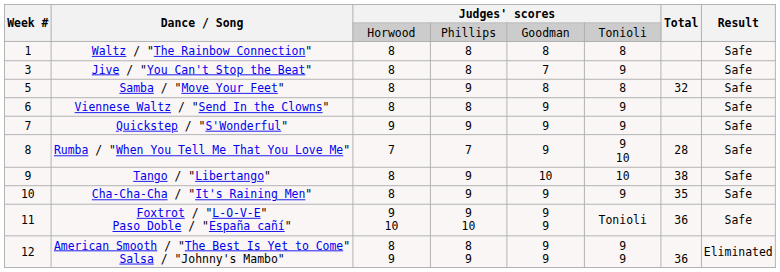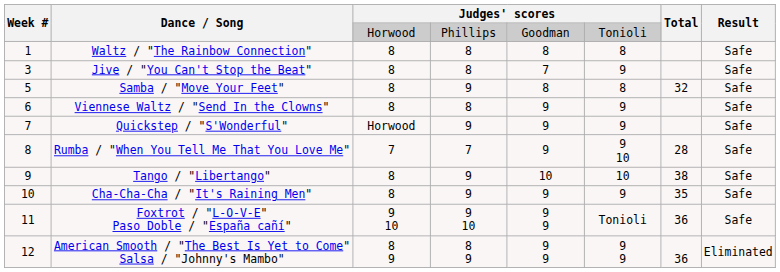(391, 126) 9 -> (391, 126) Horwood
